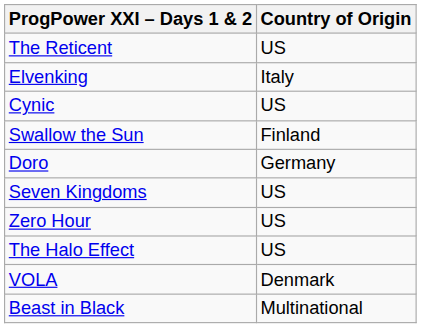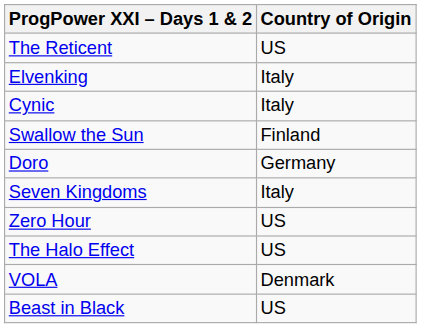(273, 105) US -> (277, 105) Italy
(273, 192) US -> (277, 192) Italy
(312, 308) Multinational -> (273, 308) US
